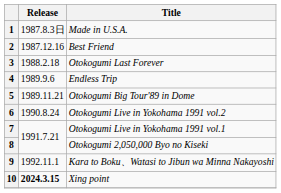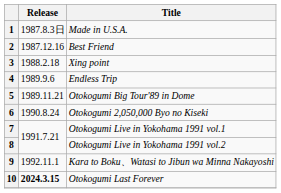(116, 63) Otokogumi Last Forever -> (89, 63) Xing point
(147, 112) Otokogumi Live in Yokohama 1991 vol.2 -> (138, 112) Otokogumi 2,050,000 Byo no Kiseki
(138, 145) Otokogumi 2,050,000 Byo no Kiseki -> (147, 145) Otokogumi Live in Yokohama 1991 vol.2
(89, 179) Xing point -> (116, 179) Otokogumi Last Forever
